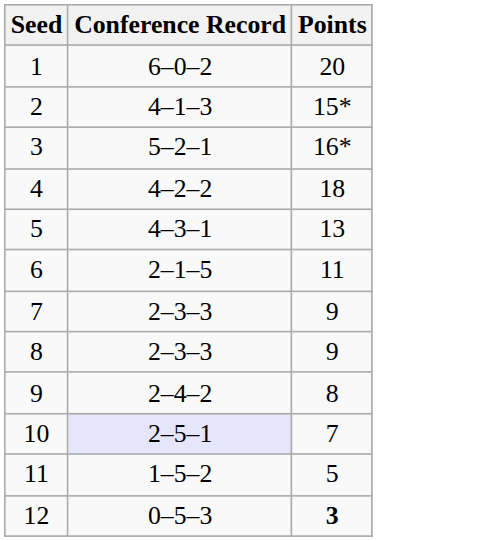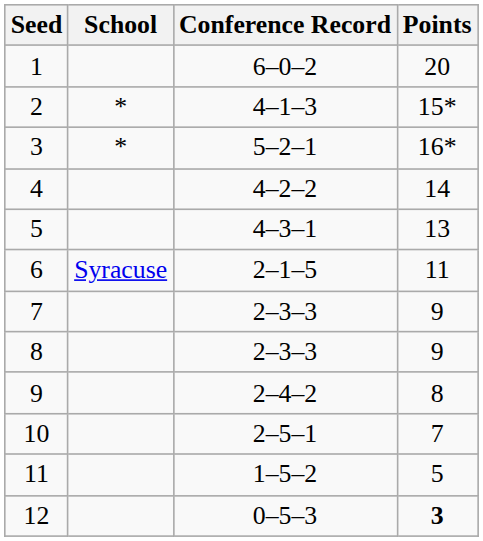+ column: (121, 24)
(332, 188) 18 -> (437, 188) 14
(180, 433) lavender background -> (285, 433) no background
